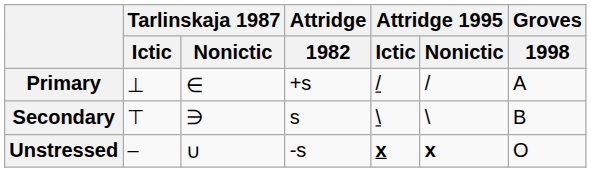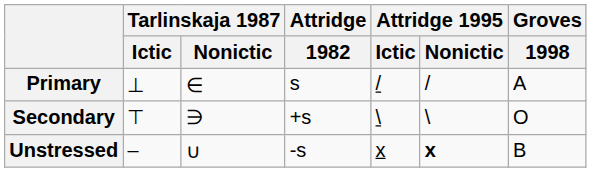(301, 84) +s -> (295, 84) s
(295, 117) s -> (301, 117) +s
(520, 117) B -> (521, 117) O
(381, 150) bold -> (381, 150) normal
(521, 150) O -> (520, 150) B
